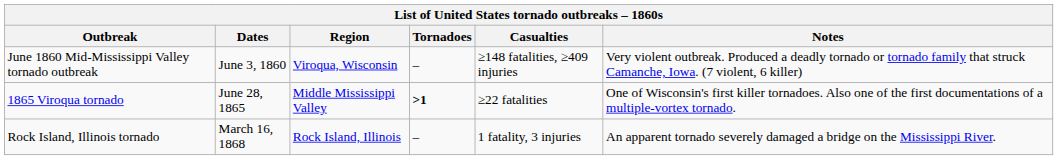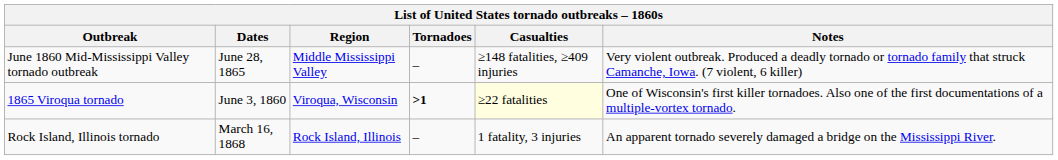(252, 64) June 3, 1860 -> (241, 64) June 28, 1865
(345, 64) Viroqua, Wisconsin -> (344, 64) Middle Mississippi Valley
(241, 100) June 28, 1865 -> (252, 100) June 3, 1860
(344, 100) Middle Mississippi Valley -> (345, 100) Viroqua, Wisconsin
(513, 100) no background -> (513, 100) lightyellow background
